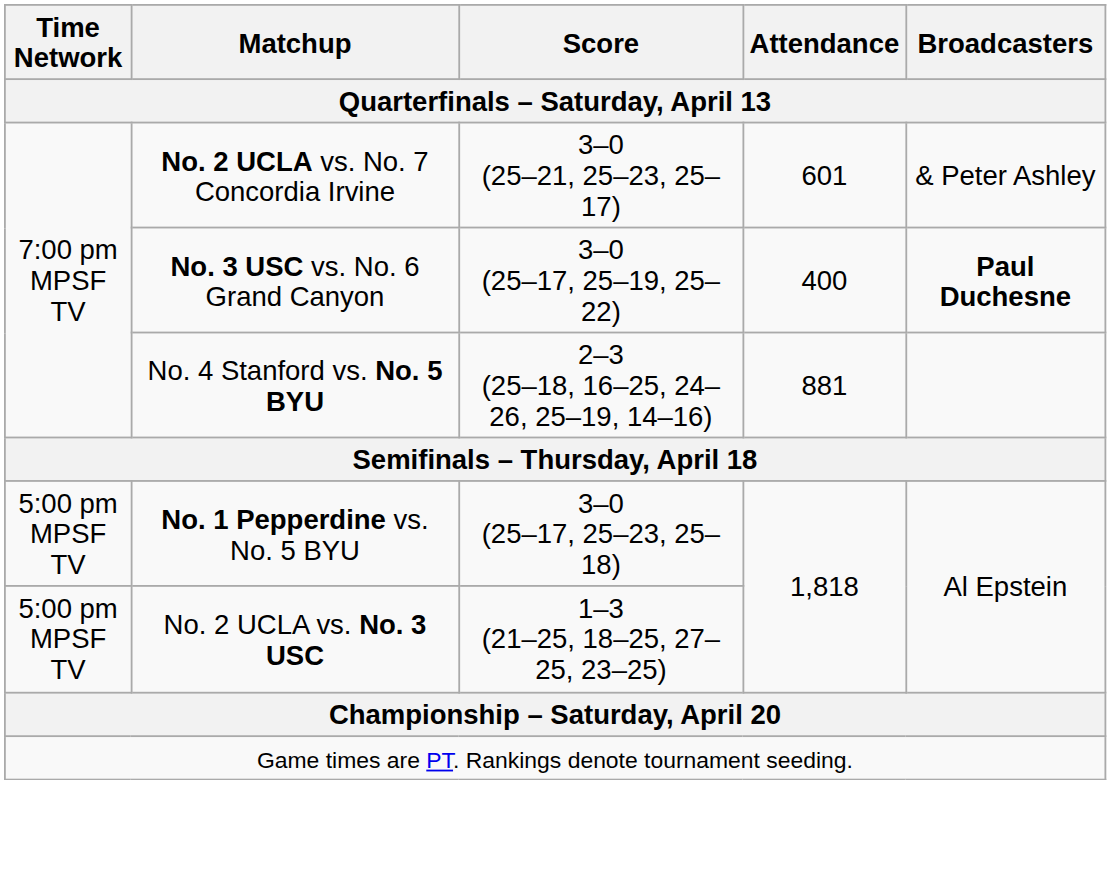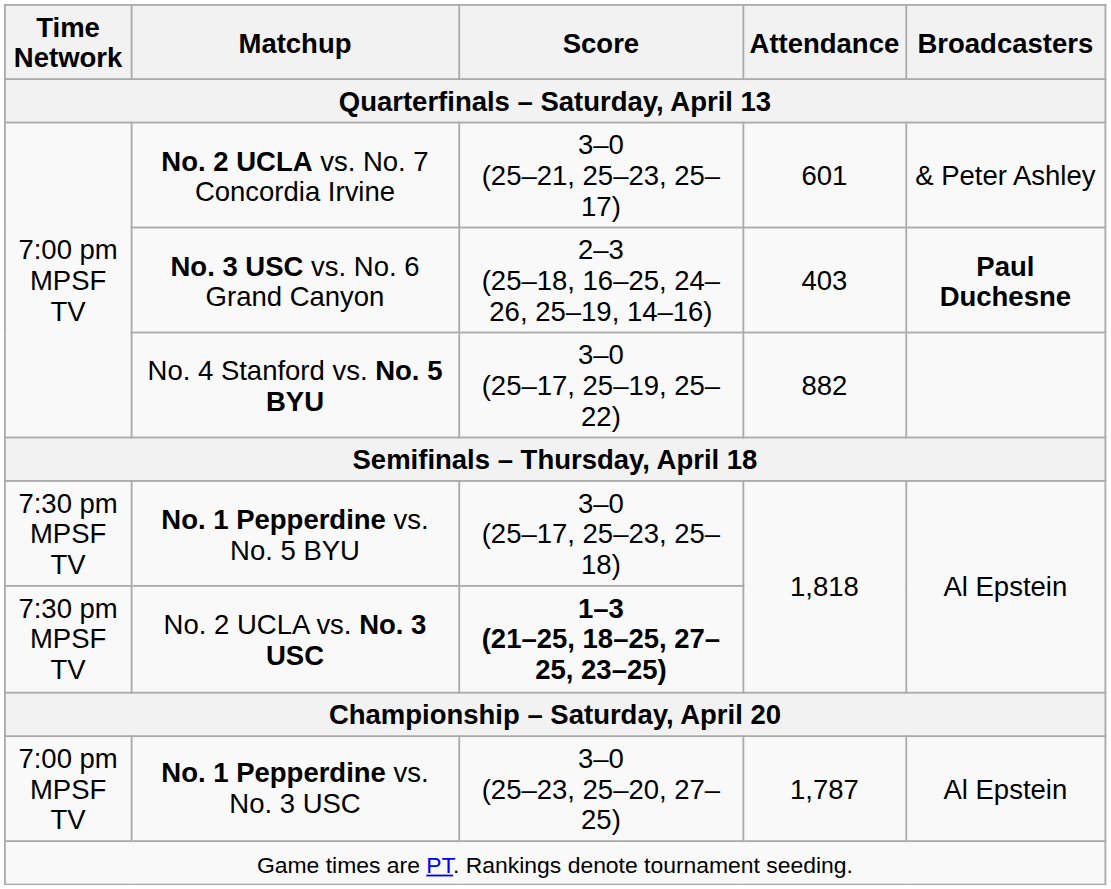(601, 281) 3–0 (25–17, 25–19, 25–22) -> (601, 281) 2–3 (25–18, 16–25, 24–26, 25–19, 14–16)
(824, 281) 400 -> (824, 281) 403
(601, 386) 2–3 (25–18, 16–25, 24–26, 25–19, 14–16) -> (601, 386) 3–0 (25–17, 25–19, 25–22)
(824, 386) 881 -> (824, 386) 882
(68, 534) 5:00 pm MPSF TV -> (68, 534) 7:30 pm MPSF TV
(68, 639) 5:00 pm MPSF TV -> (68, 639) 7:30 pm MPSF TV
(601, 639) normal -> (601, 639) bold
+ row: (295, 788)
